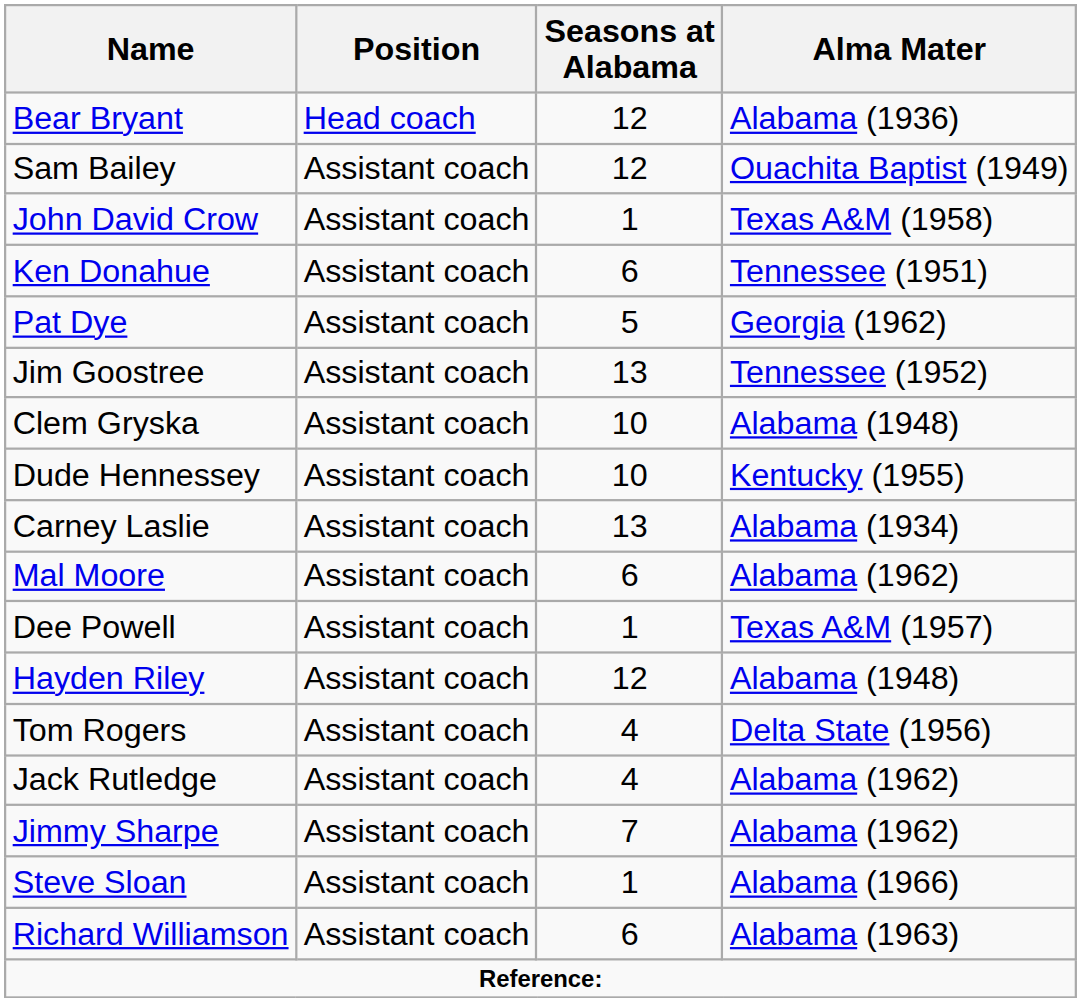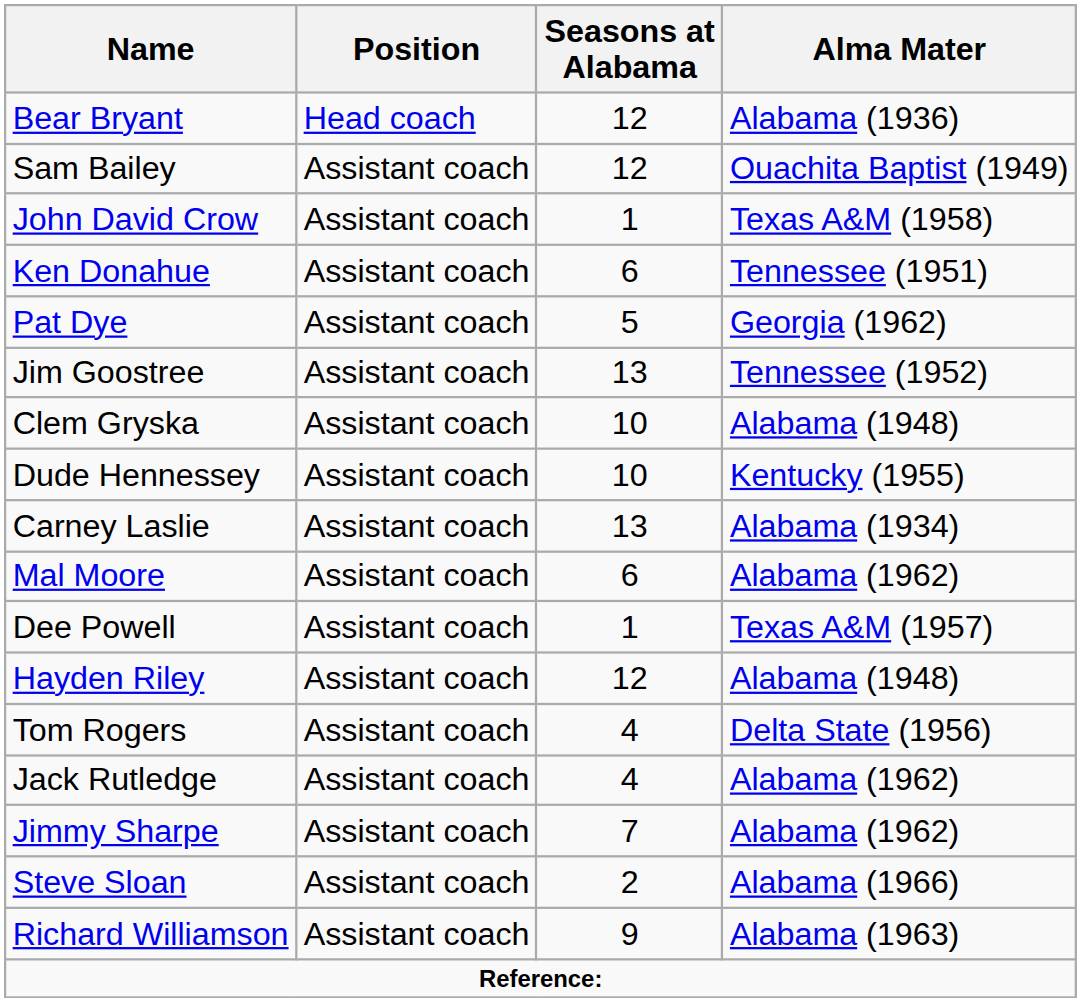(630, 882) 1 -> (630, 882) 2
(630, 933) 6 -> (630, 933) 9
